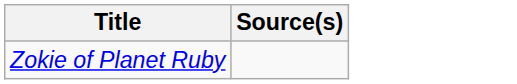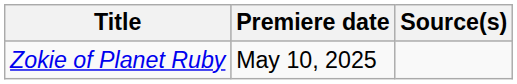+ column: (313, 22)
